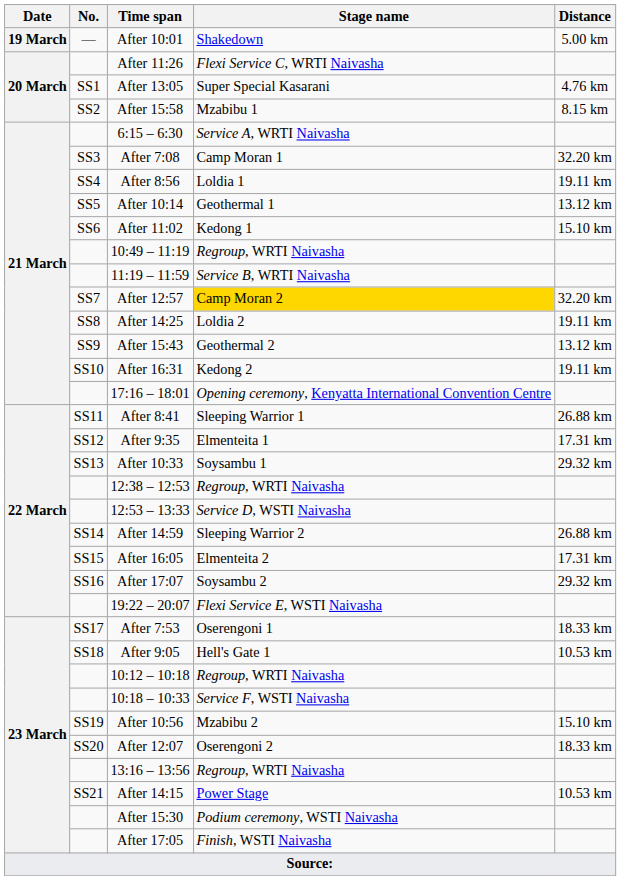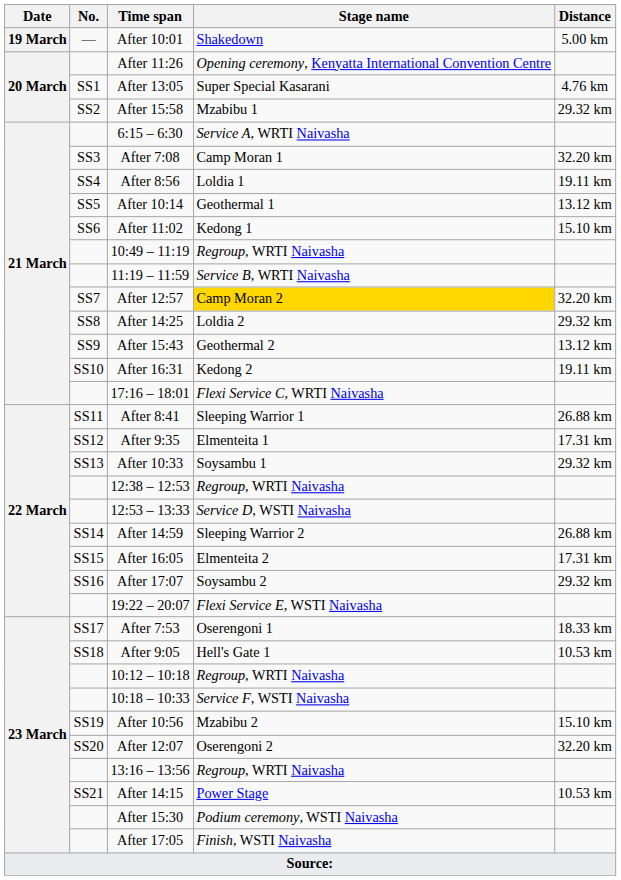(290, 62) Flexi Service C, WRTI Naivasha -> (374, 62) Opening ceremony, Kenyatta International Convention Centre
(585, 110) 8.15 km -> (585, 110) 29.32 km
(585, 322) 19.11 km -> (585, 322) 29.32 km
(374, 392) Opening ceremony, Kenyatta International Convention Centre -> (290, 392) Flexi Service C, WRTI Naivasha
(585, 746) 18.33 km -> (585, 746) 32.20 km
